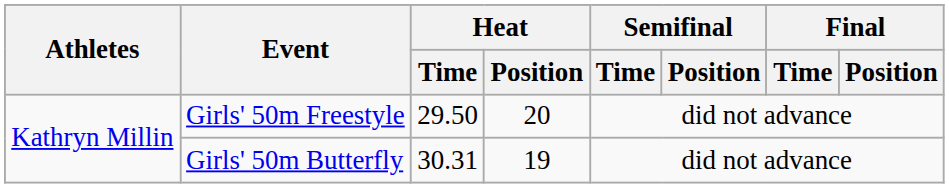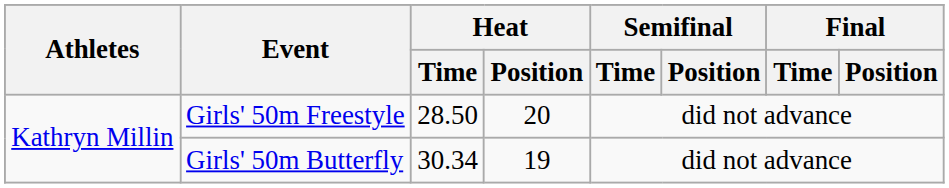(448, 115) 29.50 -> (448, 115) 28.50
(448, 160) 30.31 -> (448, 160) 30.34
